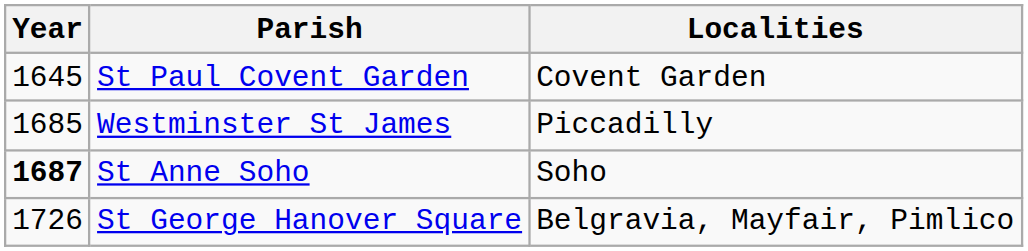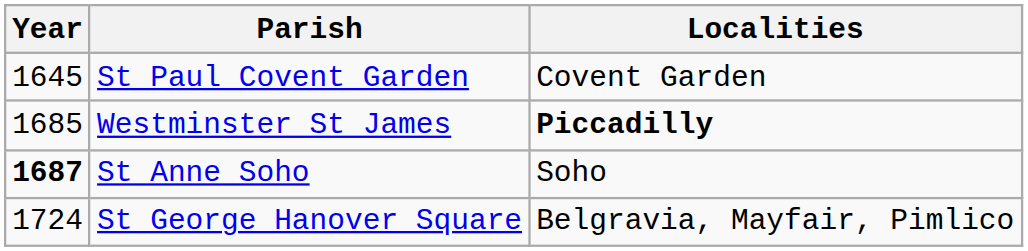(625, 125) normal -> (625, 125) bold
(48, 222) 1726 -> (48, 222) 1724
